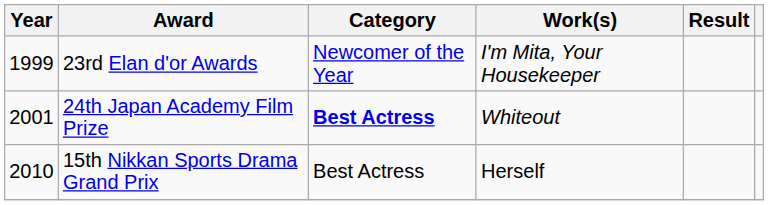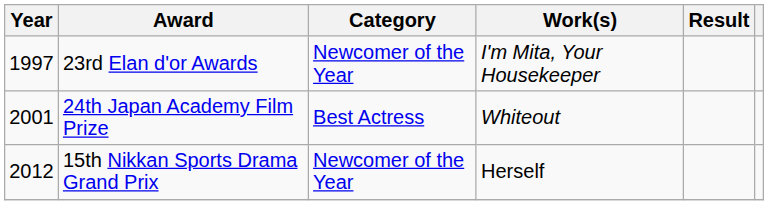(31, 63) 1999 -> (31, 63) 1997
(374, 117) bold -> (369, 117) normal
(31, 171) 2010 -> (31, 171) 2012
(369, 171) Best Actress -> (389, 171) Newcomer of the Year
